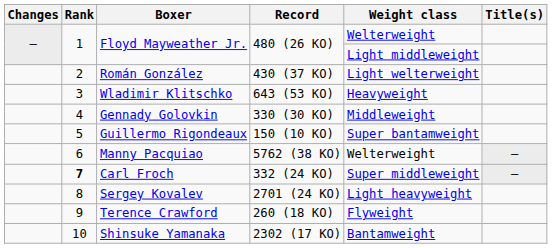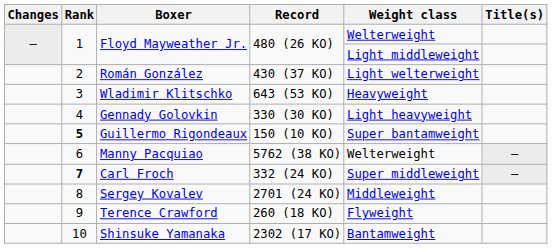(391, 114) Middleweight -> (410, 114) Light heavyweight
(79, 134) normal -> (79, 134) bold
(410, 194) Light heavyweight -> (391, 194) Middleweight
